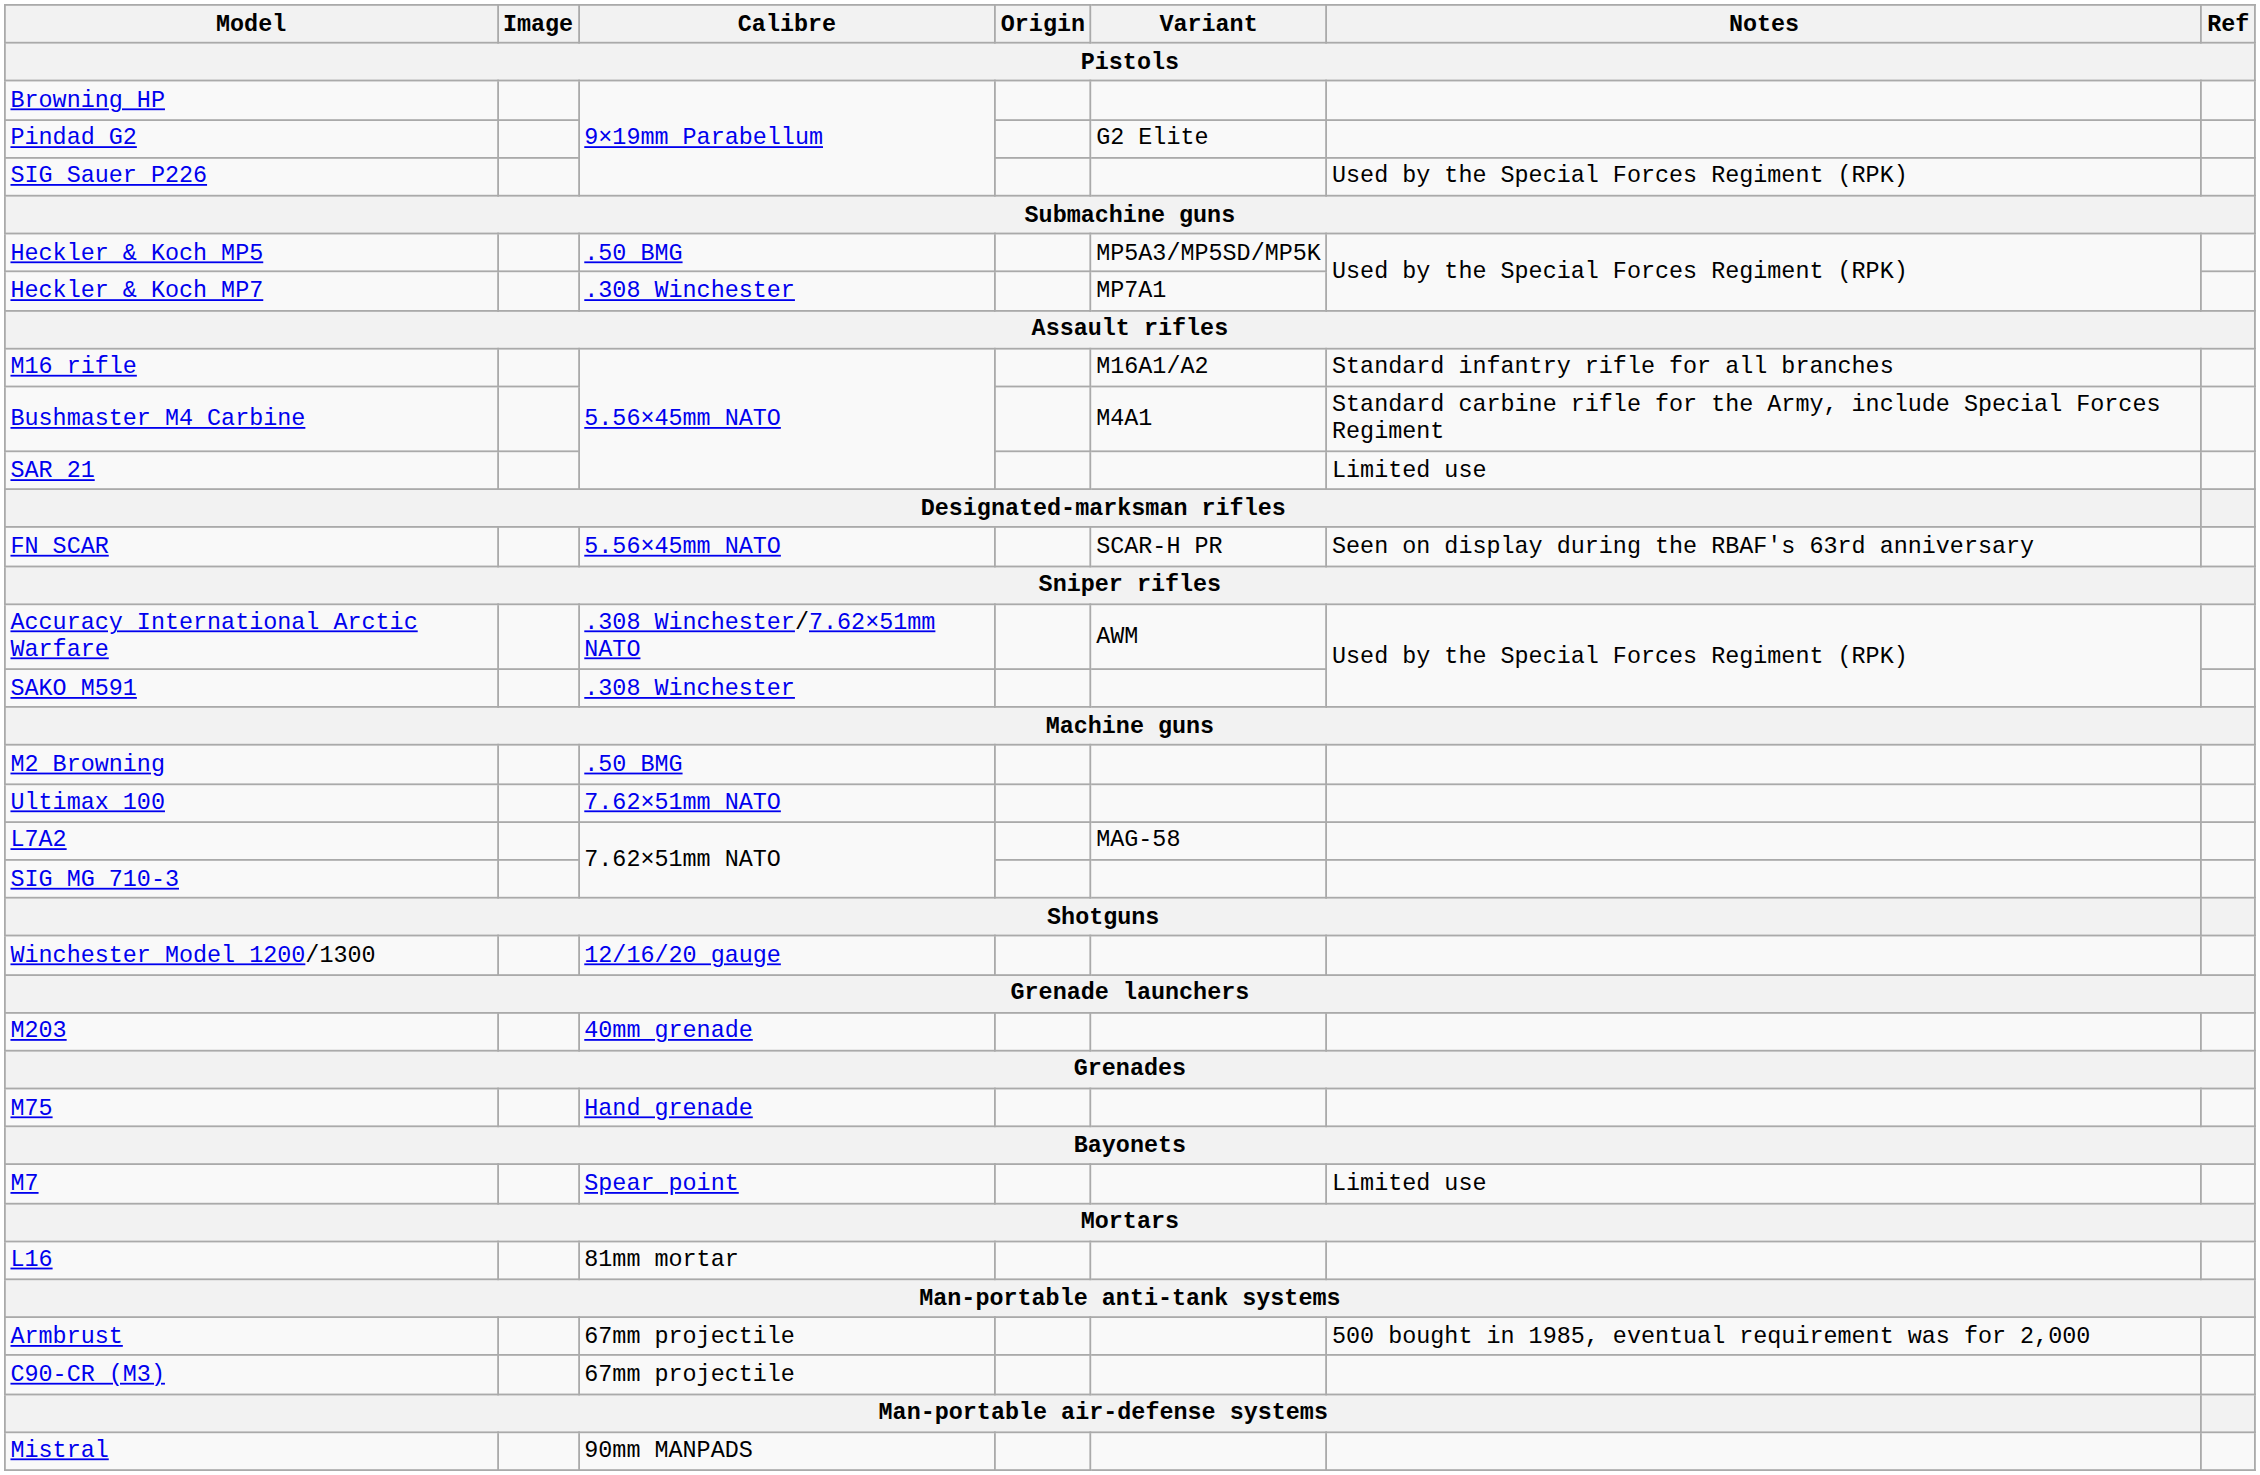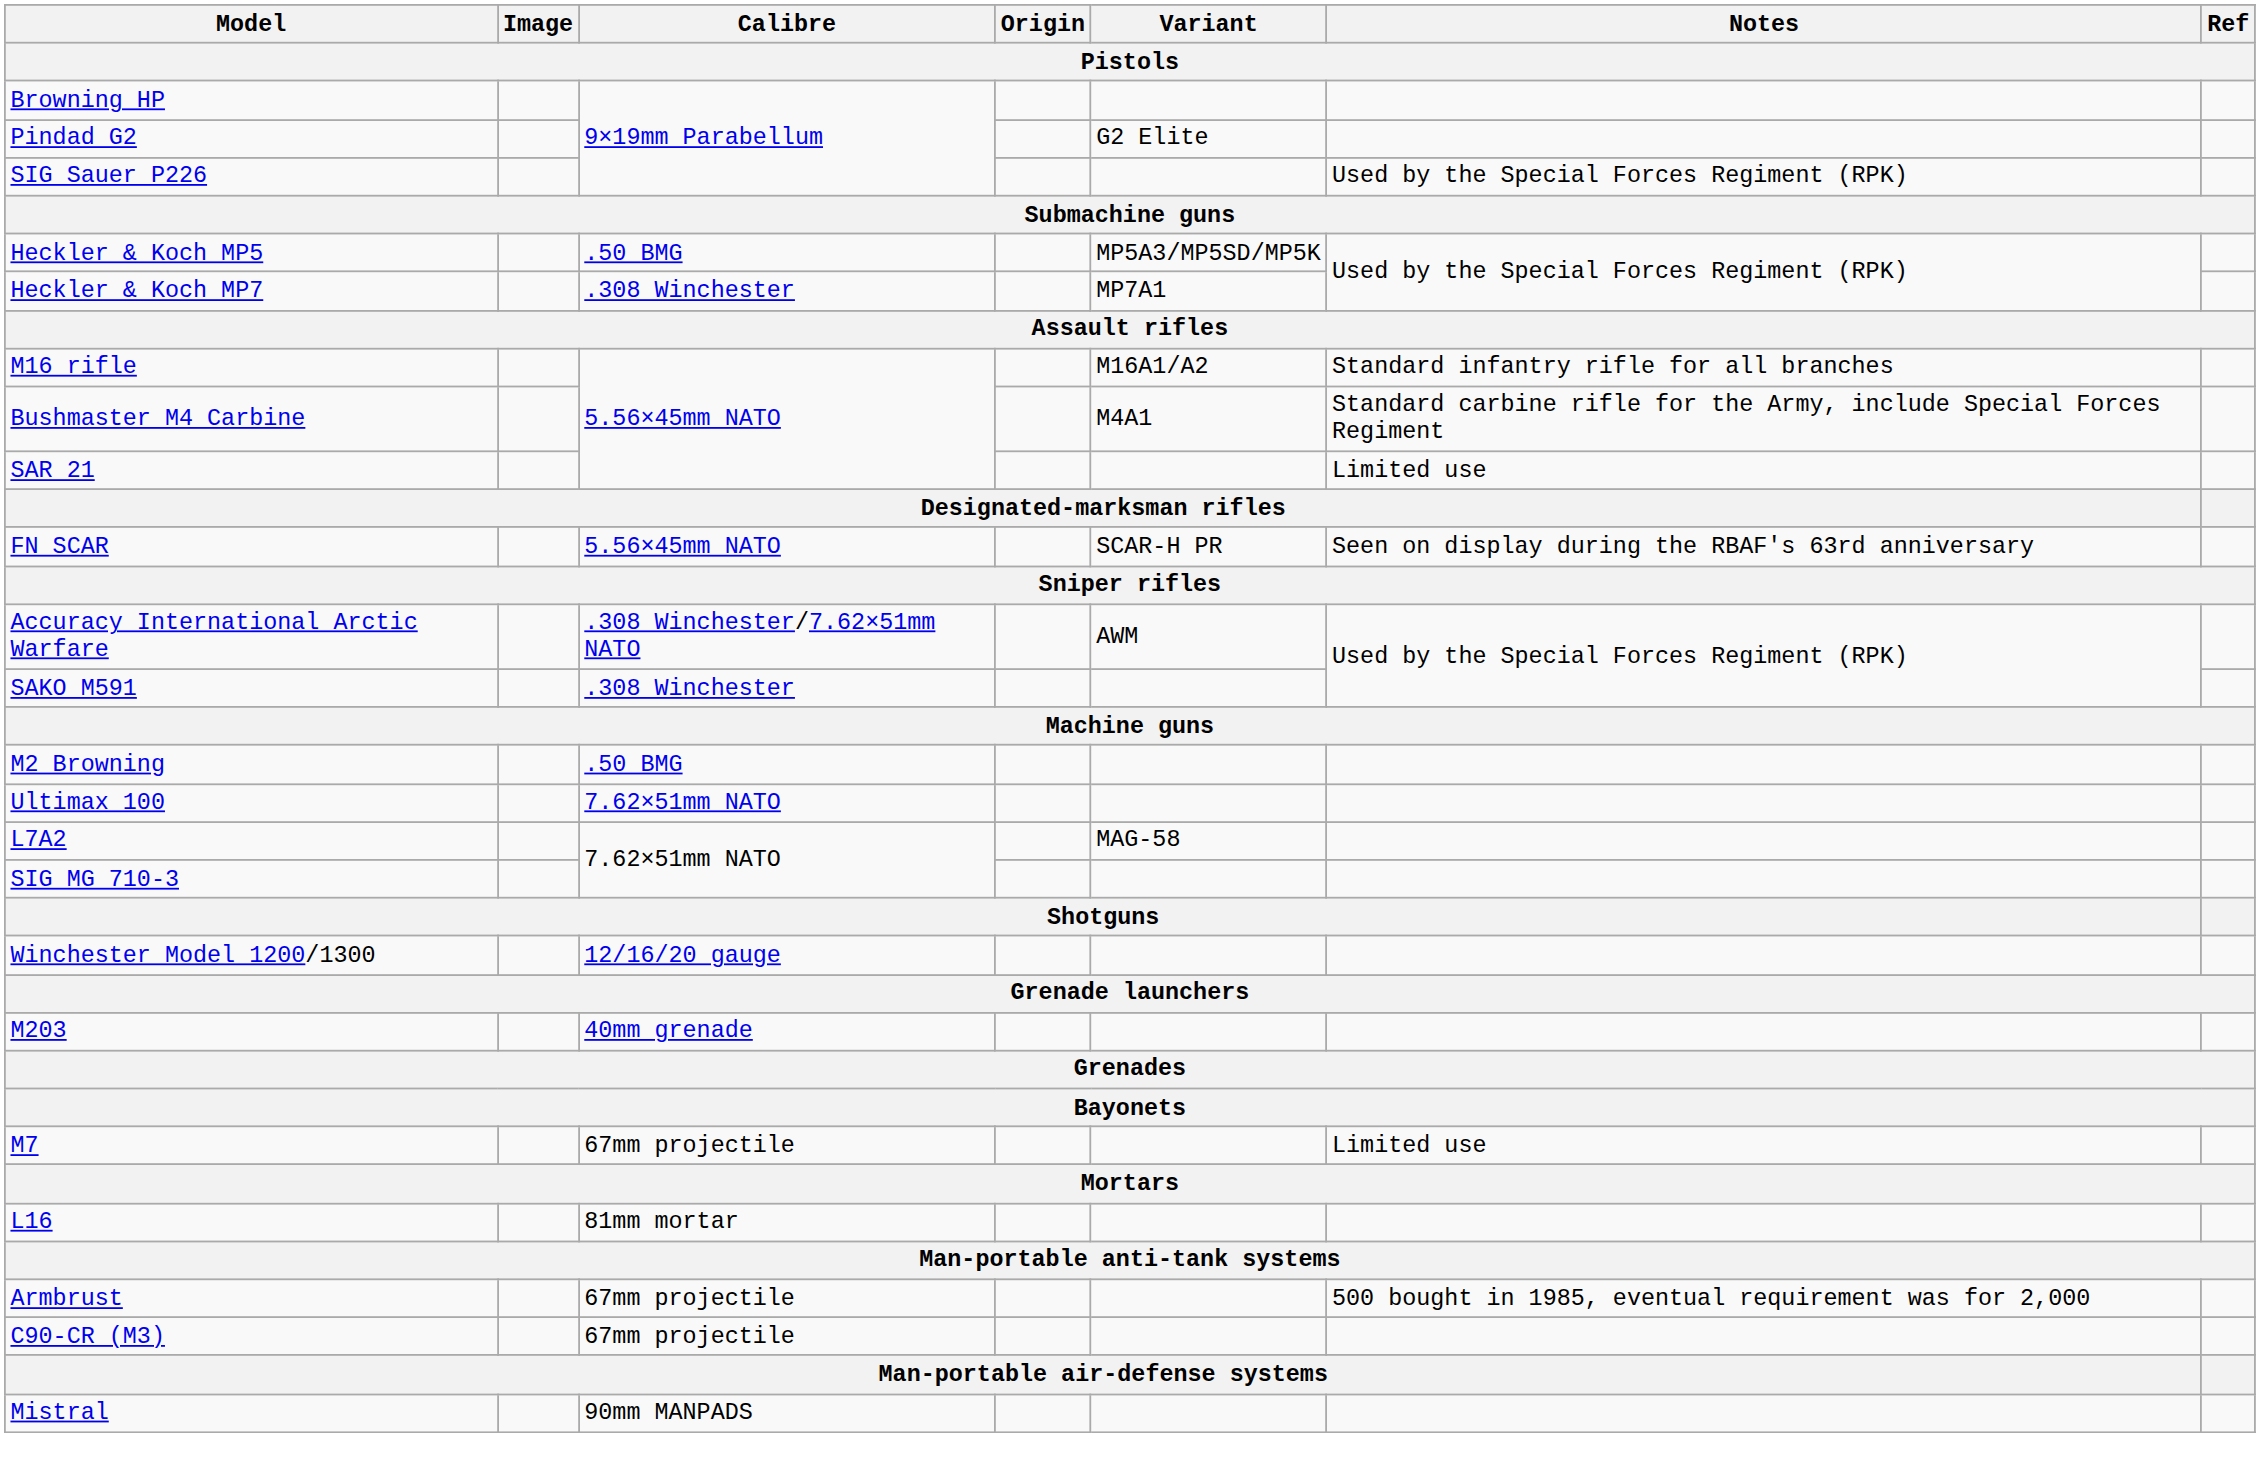- row: (32, 1108)
(662, 1184) Spear point -> (690, 1146) 67mm projectile
